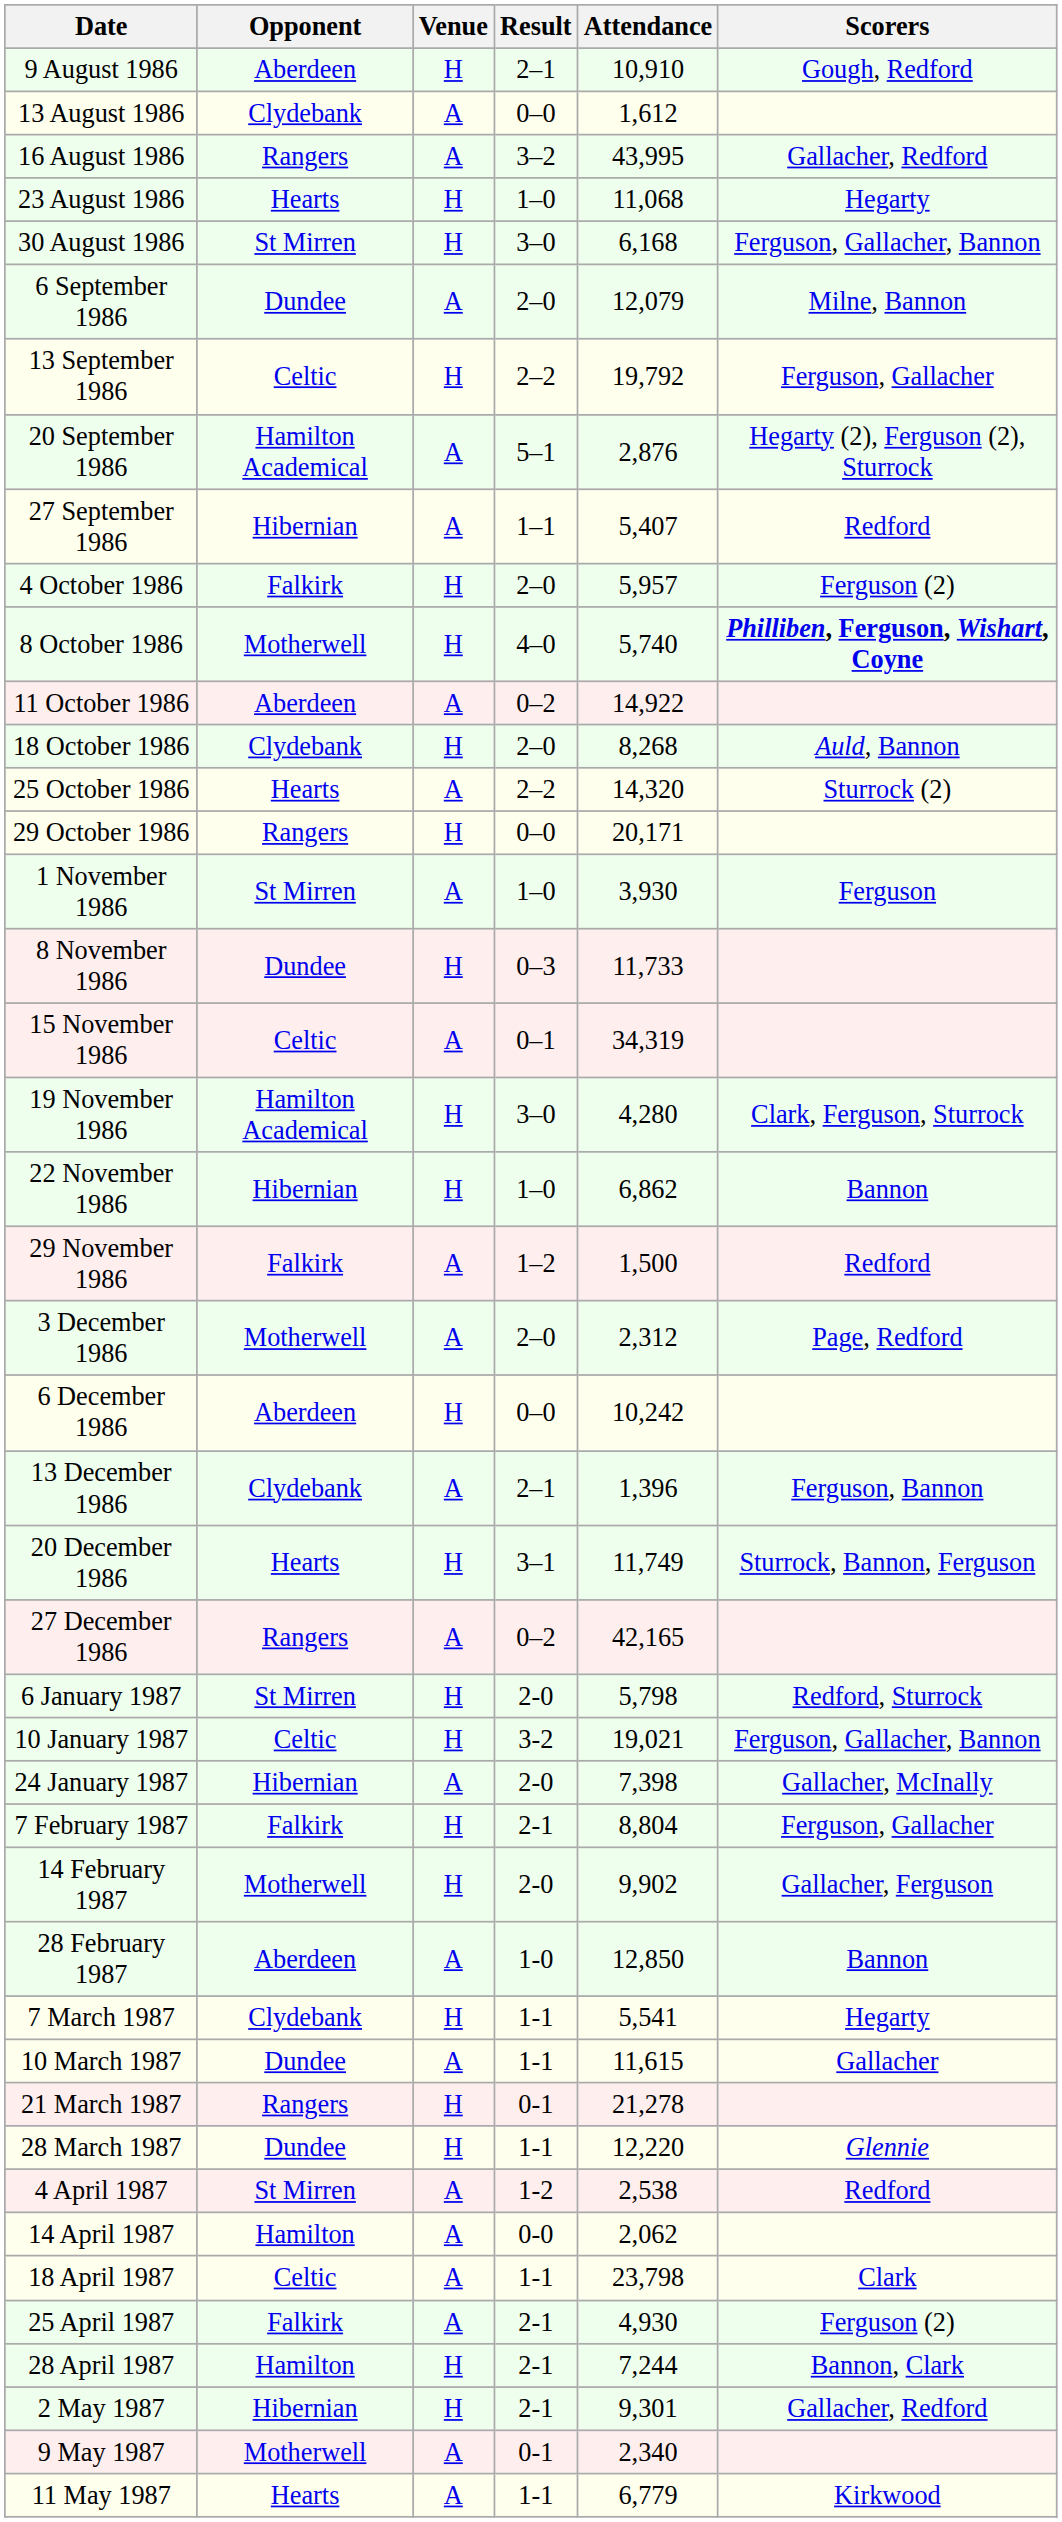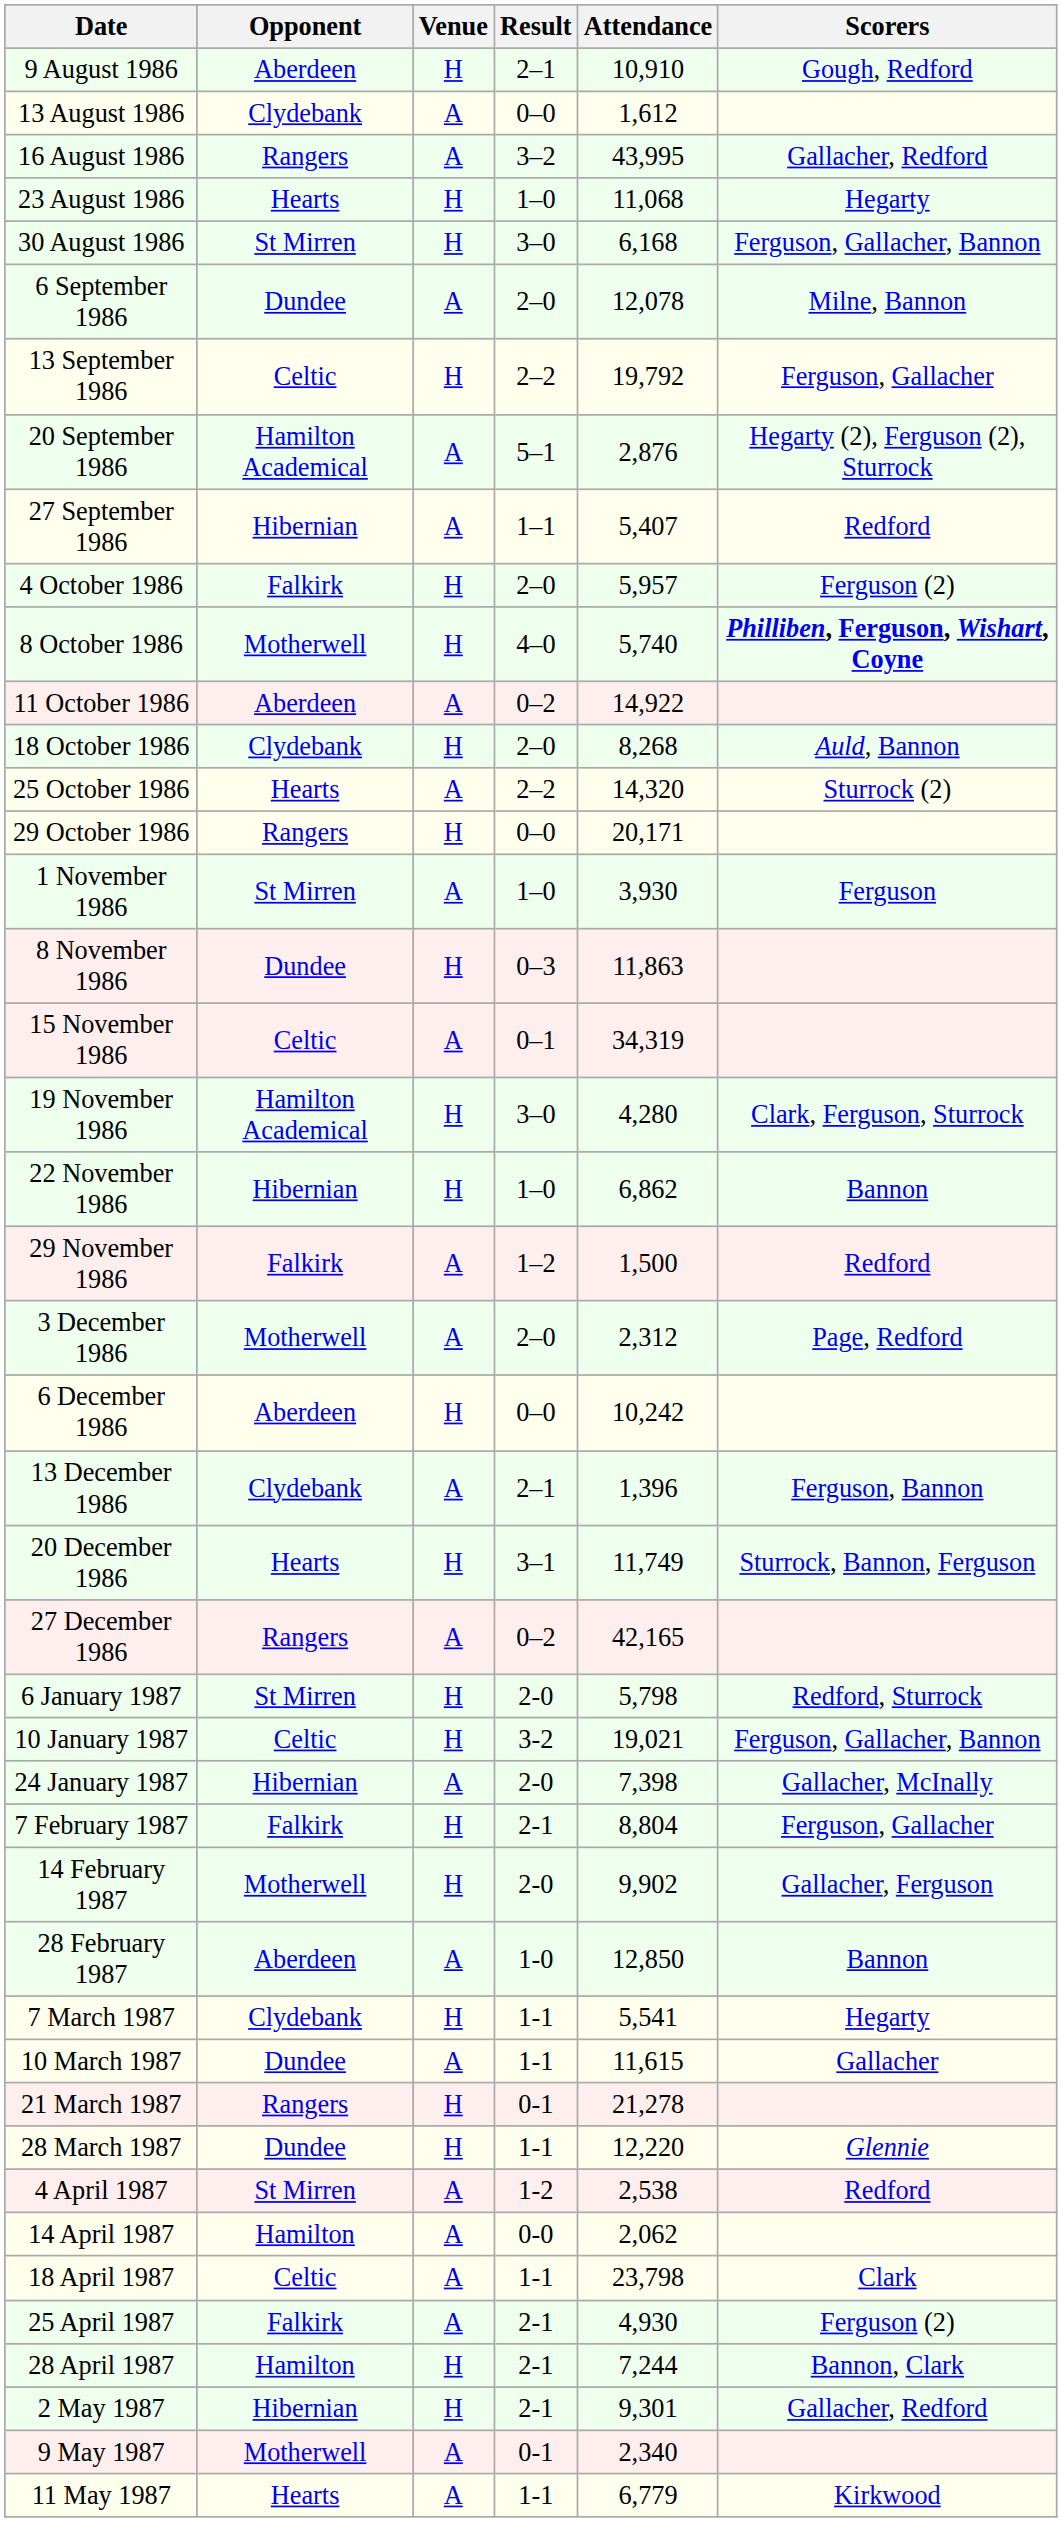(648, 302) 12,079 -> (648, 302) 12,078
(648, 965) 11,733 -> (648, 965) 11,863
